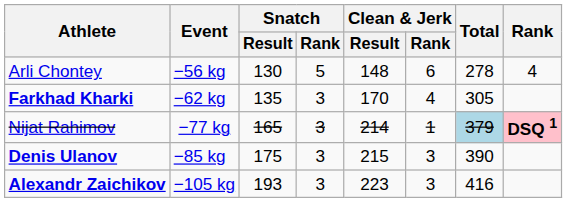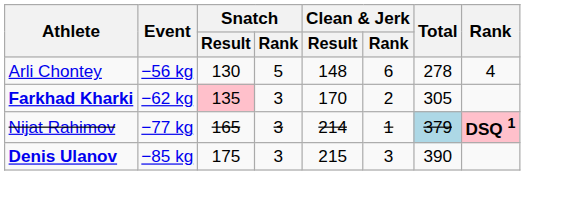(268, 98) no background -> (226, 98) pink background
(430, 98) 4 -> (389, 98) 2
- row: (87, 184)
